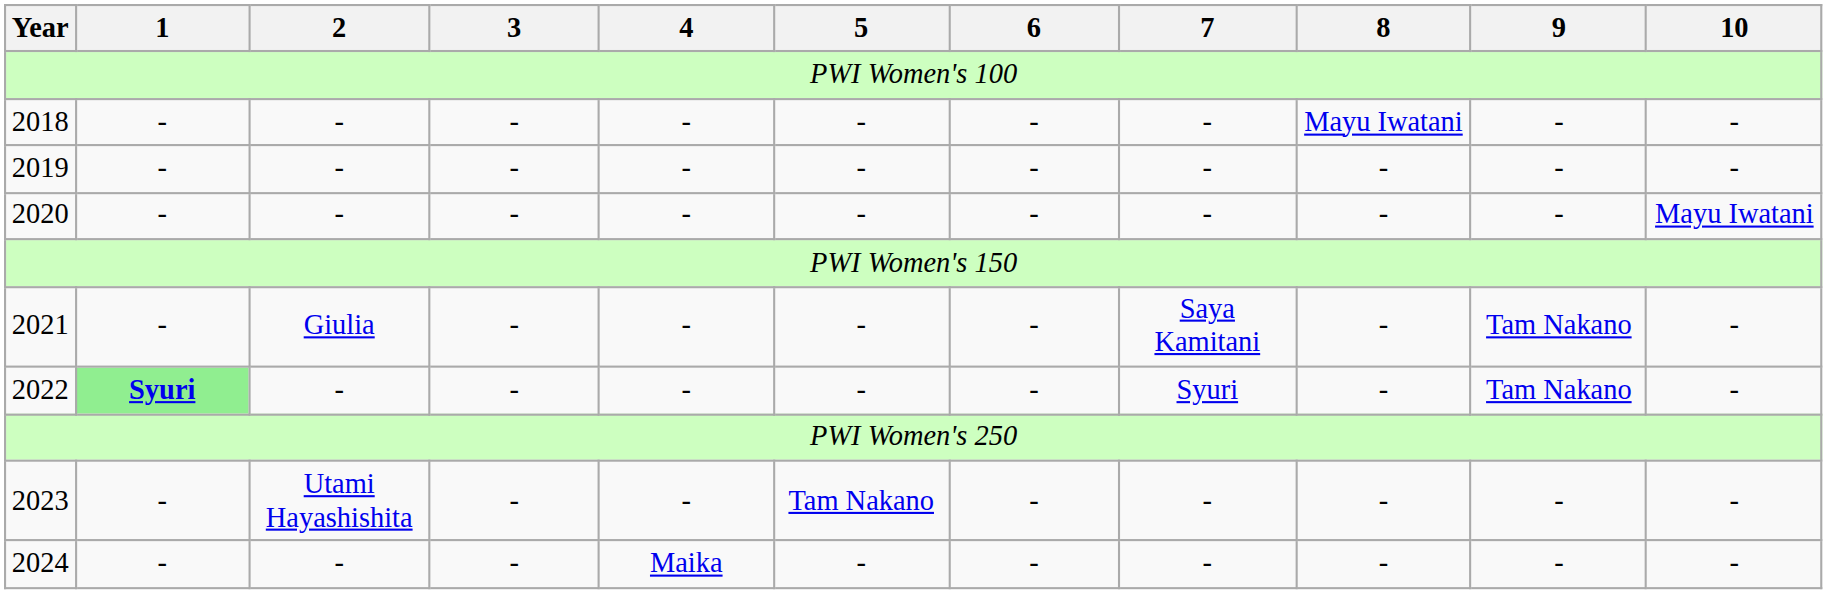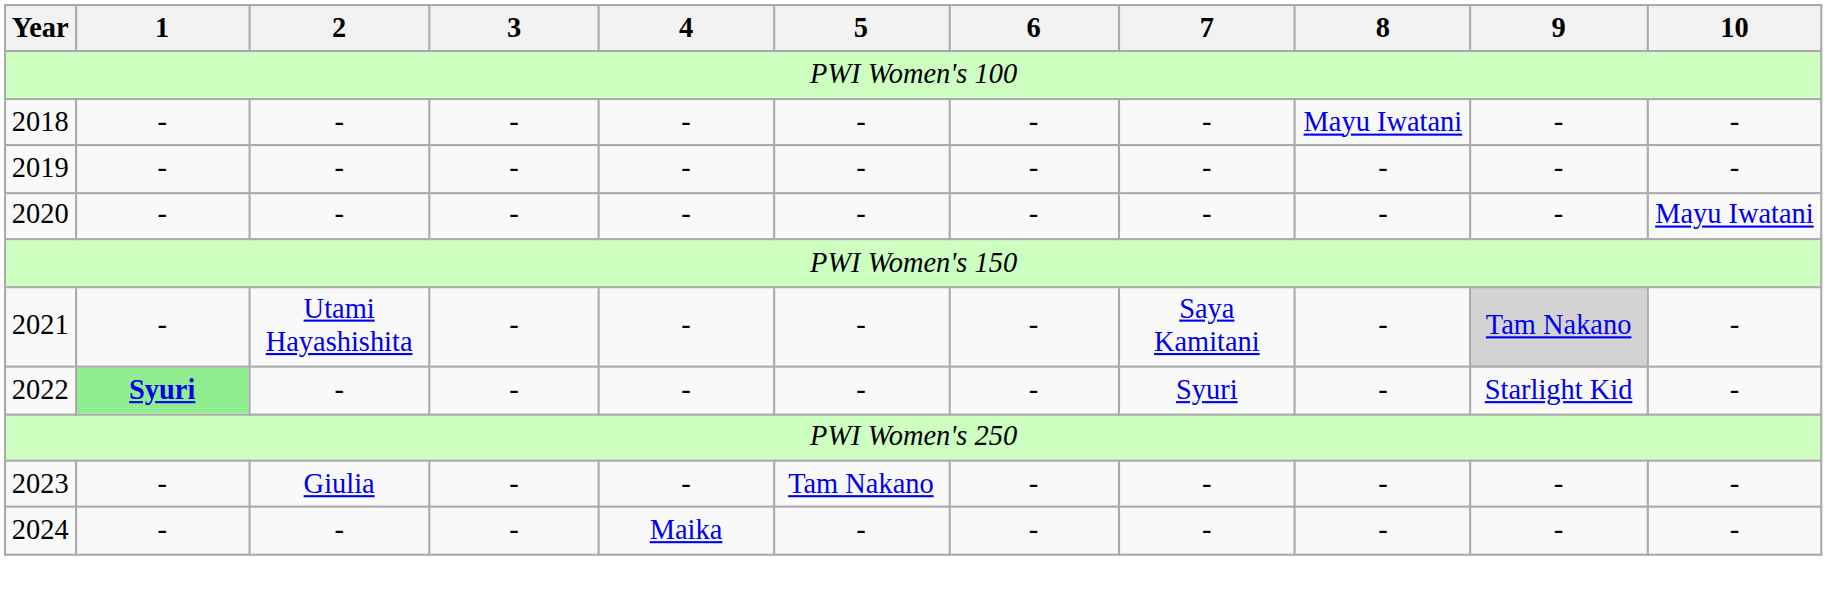(339, 325) Giulia -> (339, 325) Utami Hayashishita
(1559, 325) no background -> (1559, 325) lightgrey background
(1559, 389) Tam Nakano -> (1559, 389) Starlight Kid
(339, 499) Utami Hayashishita -> (339, 483) Giulia
